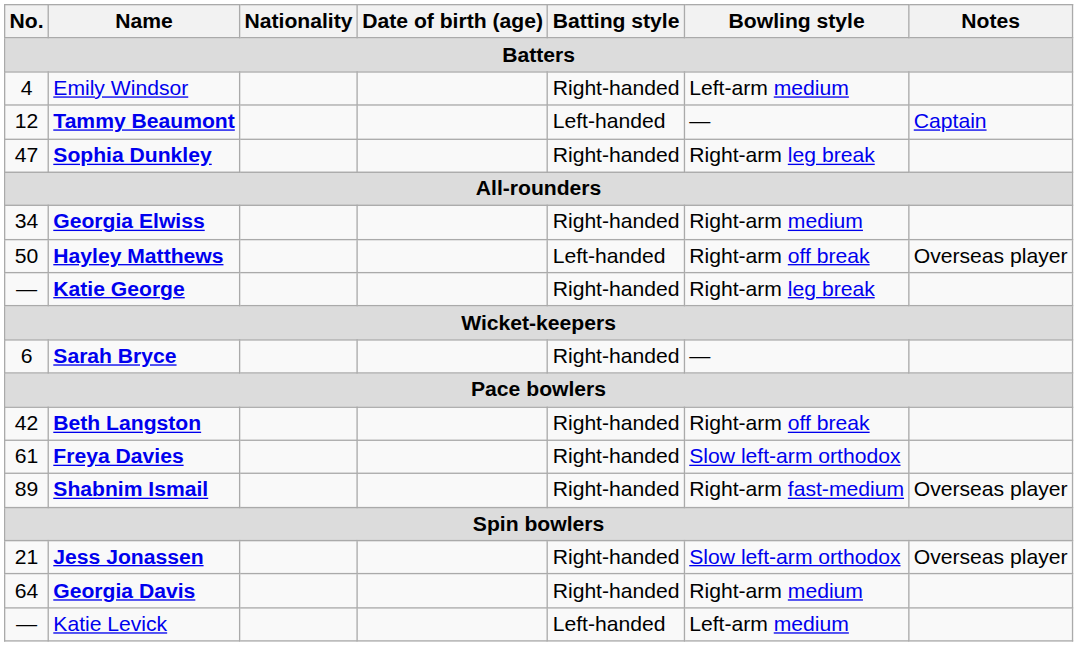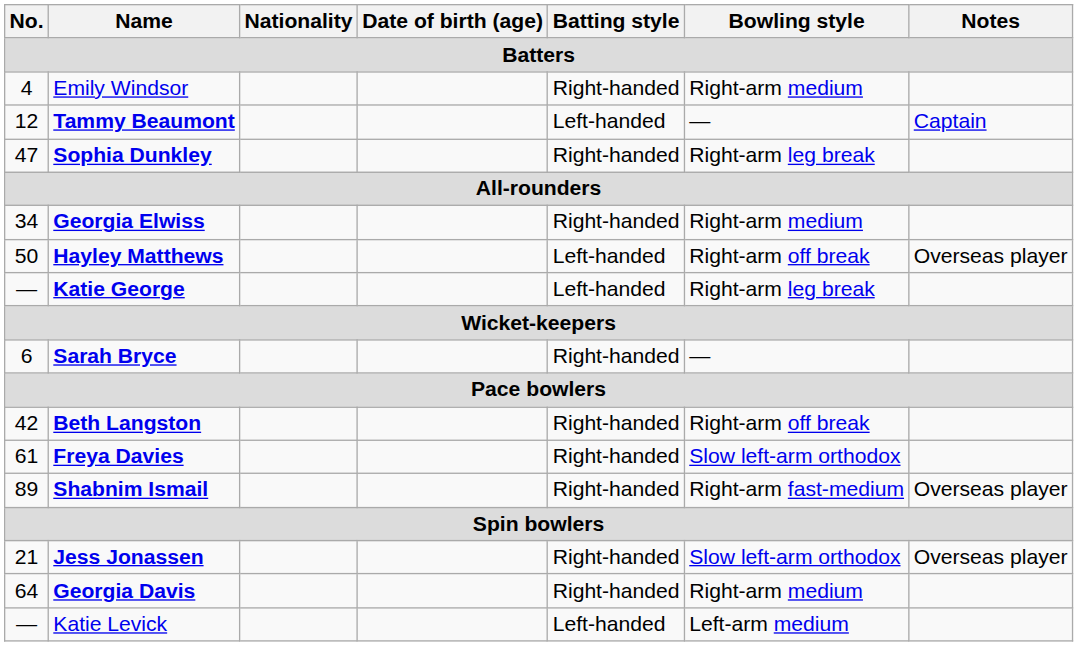(769, 88) Left-arm medium -> (776, 88) Right-arm medium
(616, 289) Right-handed -> (609, 289) Left-handed
